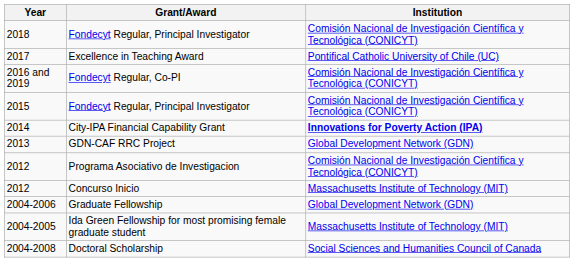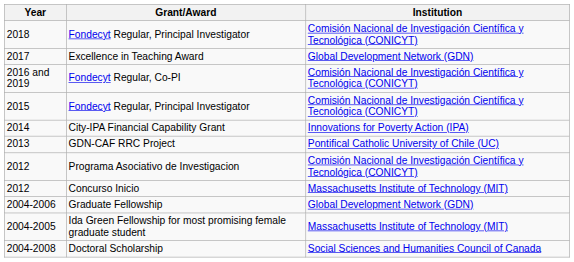(403, 56) Pontifical Catholic University of Chile (UC) -> (391, 56) Global Development Network (GDN)
(395, 128) bold -> (388, 128) normal
(391, 144) Global Development Network (GDN) -> (403, 144) Pontifical Catholic University of Chile (UC)
